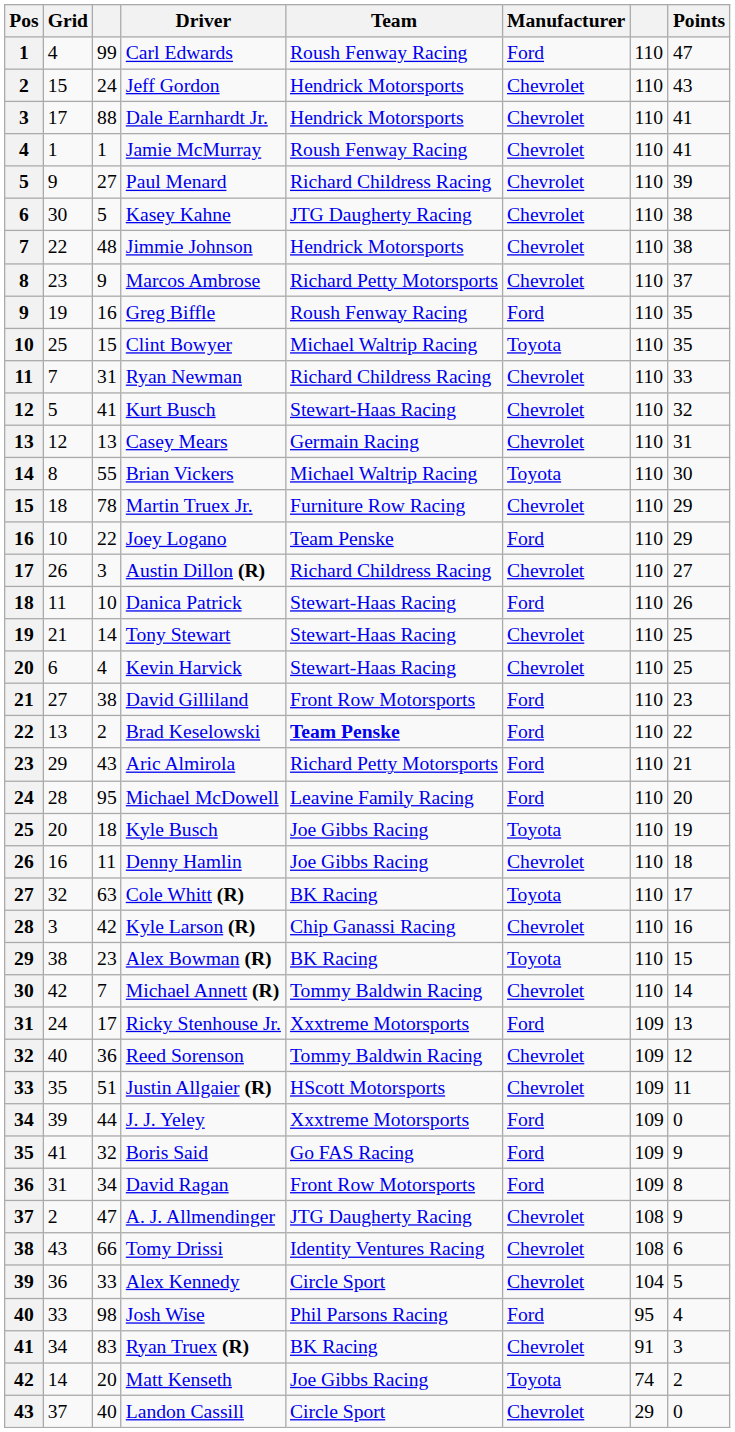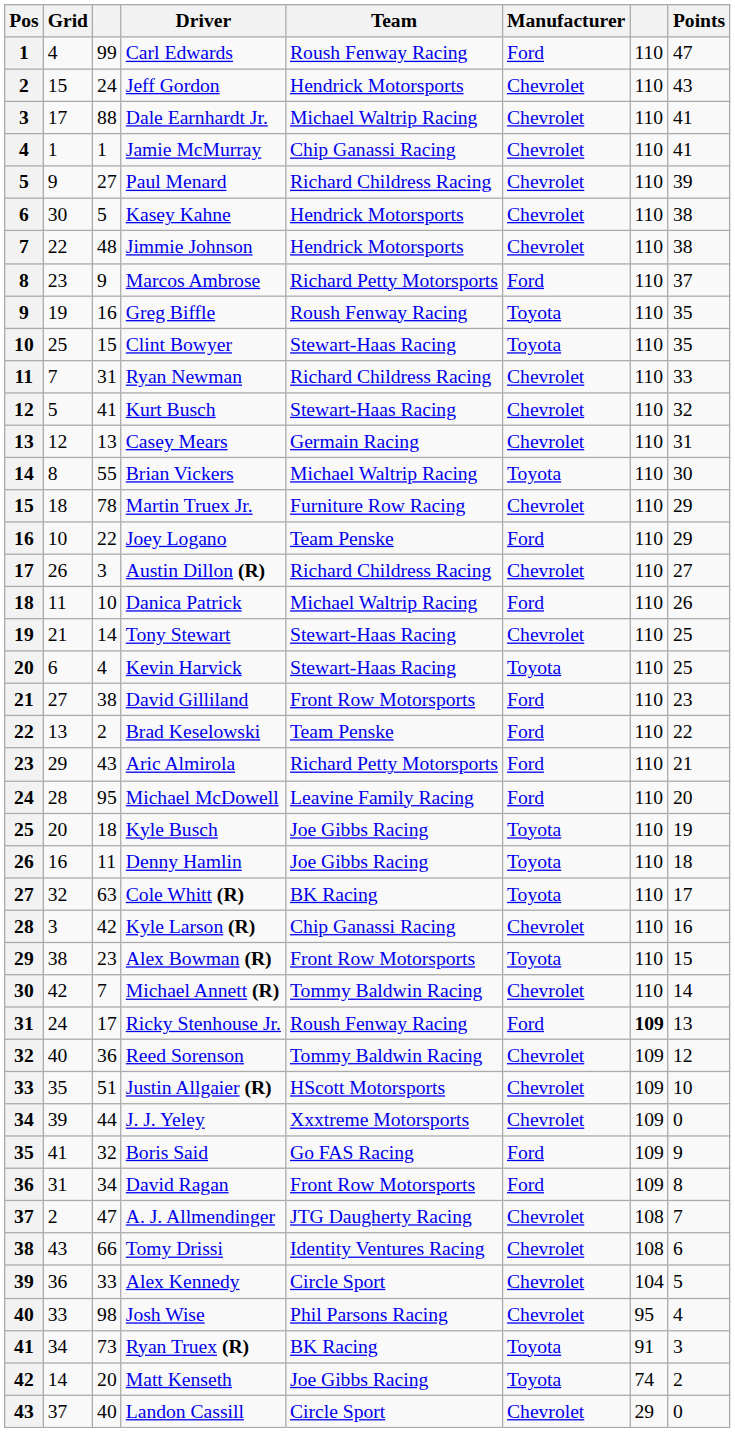(377, 117) Hendrick Motorsports -> (384, 117) Michael Waltrip Racing
(379, 150) Roush Fenway Racing -> (373, 150) Chip Ganassi Racing
(381, 214) JTG Daugherty Racing -> (377, 214) Hendrick Motorsports
(546, 279) Chevrolet -> (526, 279) Ford
(526, 311) Ford -> (534, 311) Toyota
(384, 344) Michael Waltrip Racing -> (373, 344) Stewart-Haas Racing
(373, 602) Stewart-Haas Racing -> (384, 602) Michael Waltrip Racing
(546, 667) Chevrolet -> (534, 667) Toyota
(345, 732) bold -> (342, 732) normal
(546, 861) Chevrolet -> (534, 861) Toyota
(334, 958) BK Racing -> (383, 958) Front Row Motorsports
(380, 1023) Xxxtreme Motorsports -> (379, 1023) Roush Fenway Racing
(649, 1023) normal -> (649, 1023) bold
(682, 1087) 11 -> (683, 1087) 10
(526, 1120) Ford -> (546, 1120) Chevrolet
(678, 1217) 9 -> (678, 1217) 7
(526, 1314) Ford -> (546, 1314) Chevrolet
(107, 1346) 83 -> (107, 1346) 73
(546, 1346) Chevrolet -> (534, 1346) Toyota
